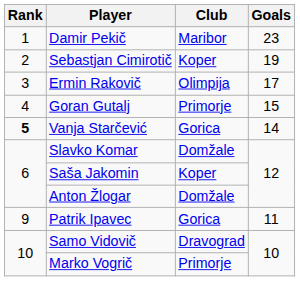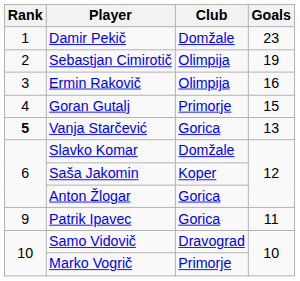(202, 38) Maribor -> (206, 38) Domžale
(197, 60) Koper -> (204, 60) Olimpija
(271, 83) 17 -> (271, 83) 16
(271, 128) 14 -> (271, 128) 13
(206, 196) Domžale -> (199, 196) Gorica
